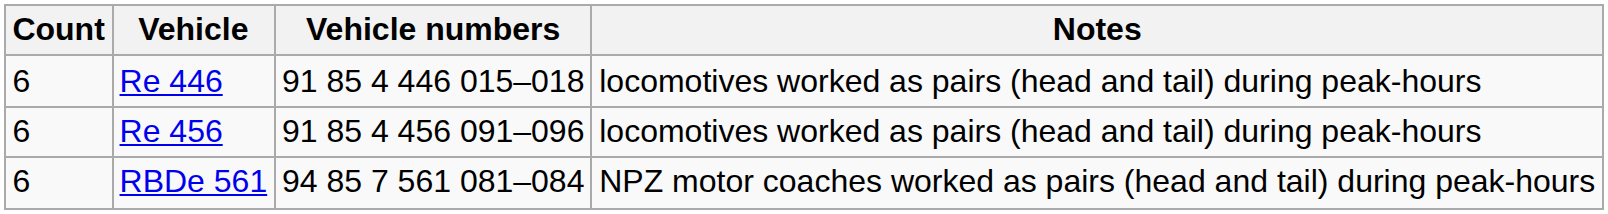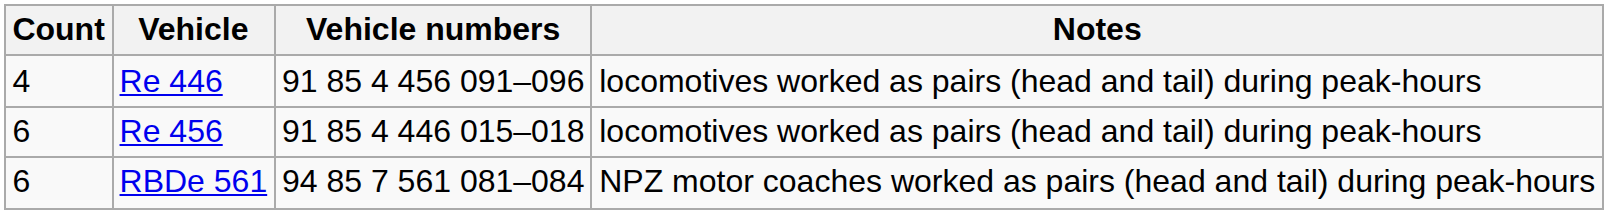(21, 80) 6 -> (21, 80) 4
(433, 80) 91 85 4 446 015–018 -> (433, 80) 91 85 4 456 091–096
(433, 131) 91 85 4 456 091–096 -> (433, 131) 91 85 4 446 015–018
